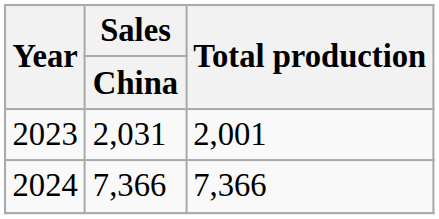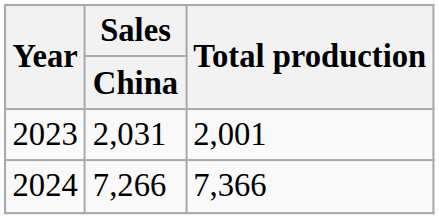(130, 185) 7,366 -> (130, 185) 7,266
